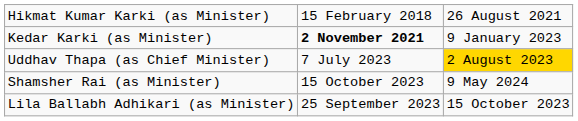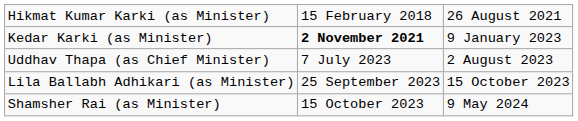(500, 60) gold background -> (500, 60) no background
rows swapped: (151, 105) <-> (114, 82)
